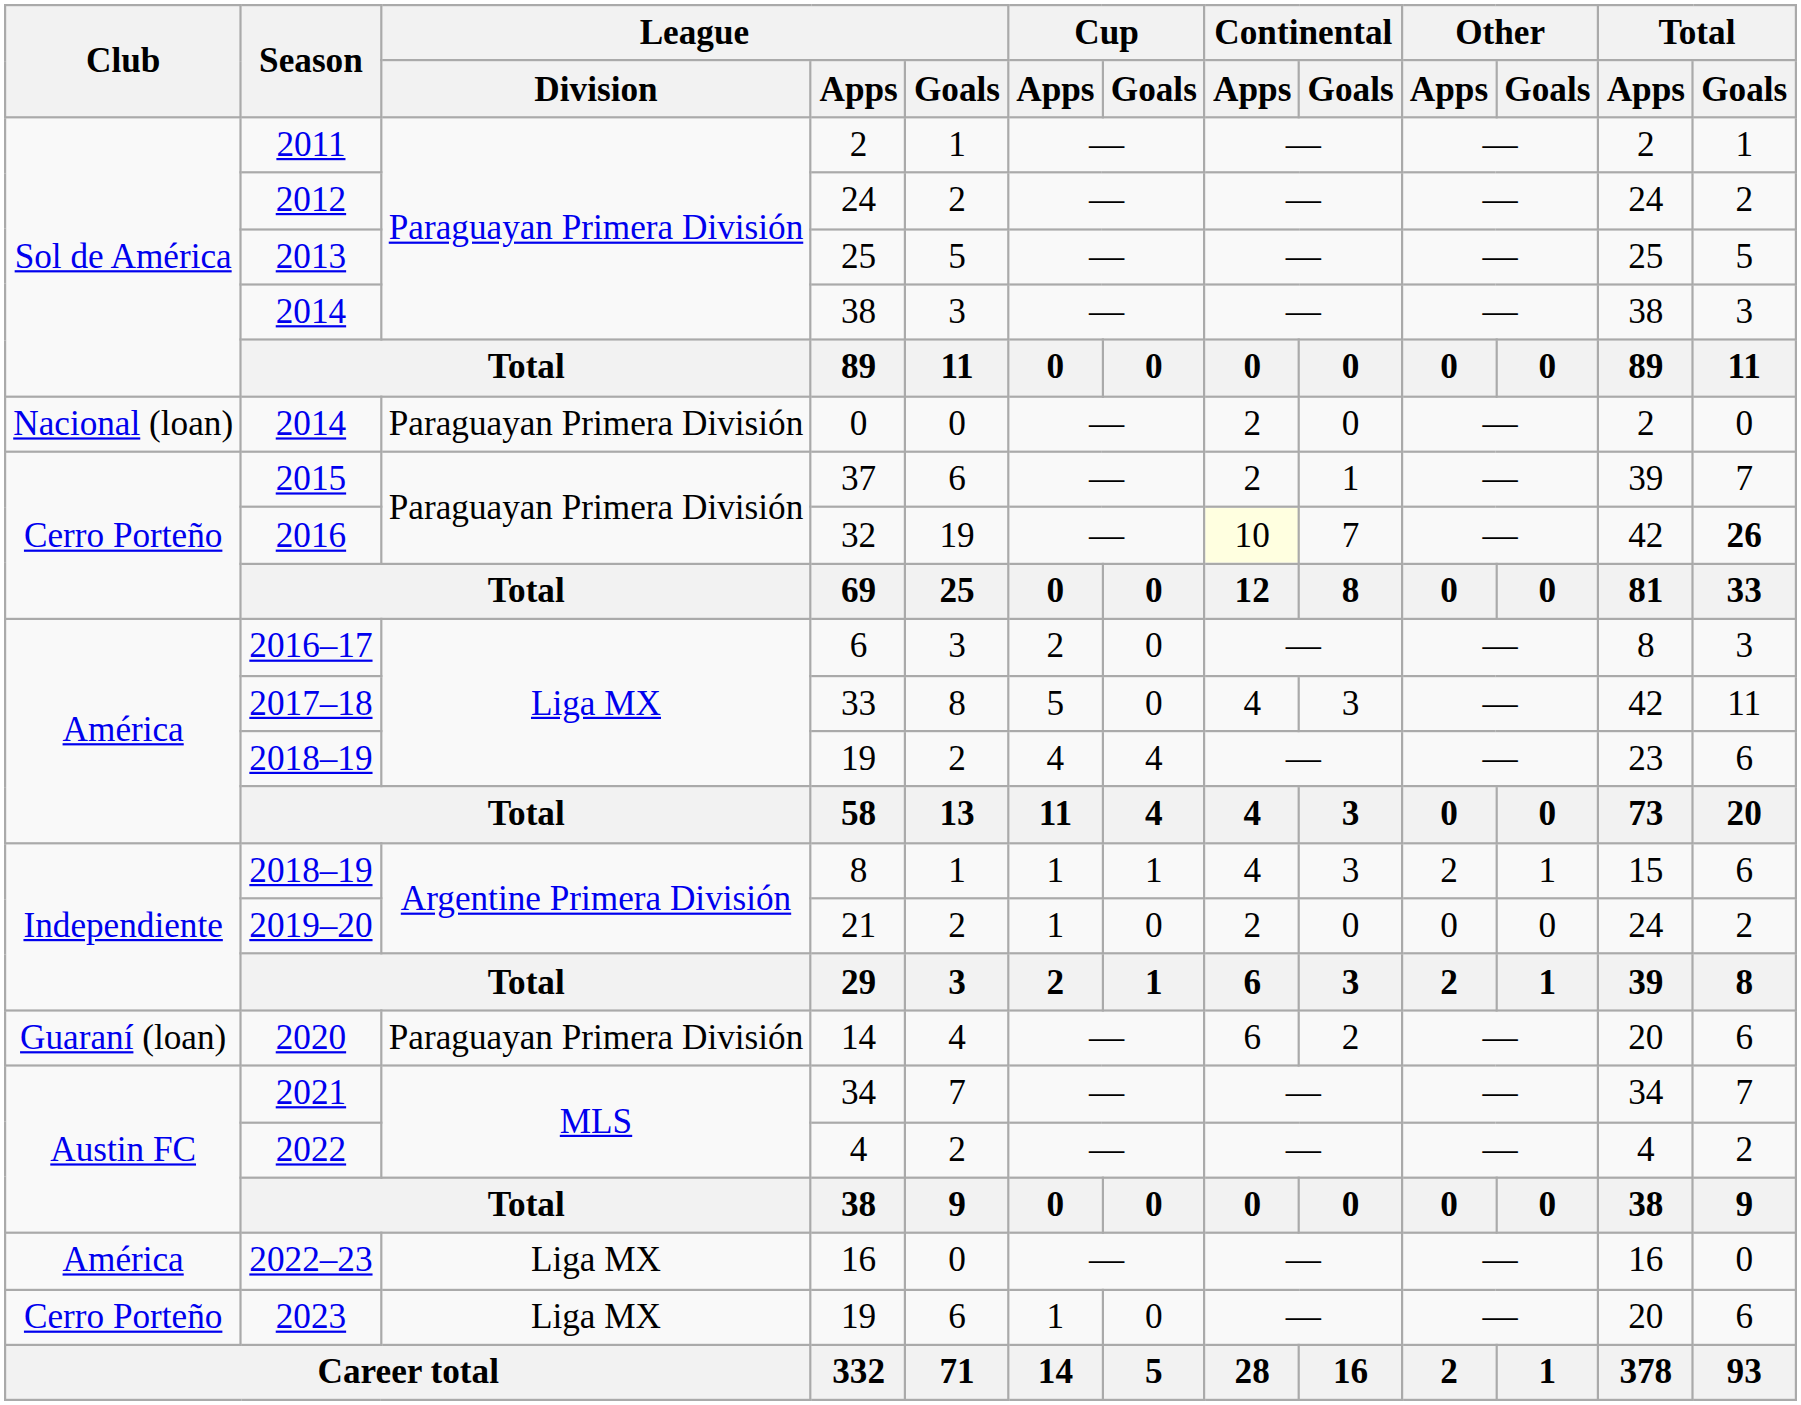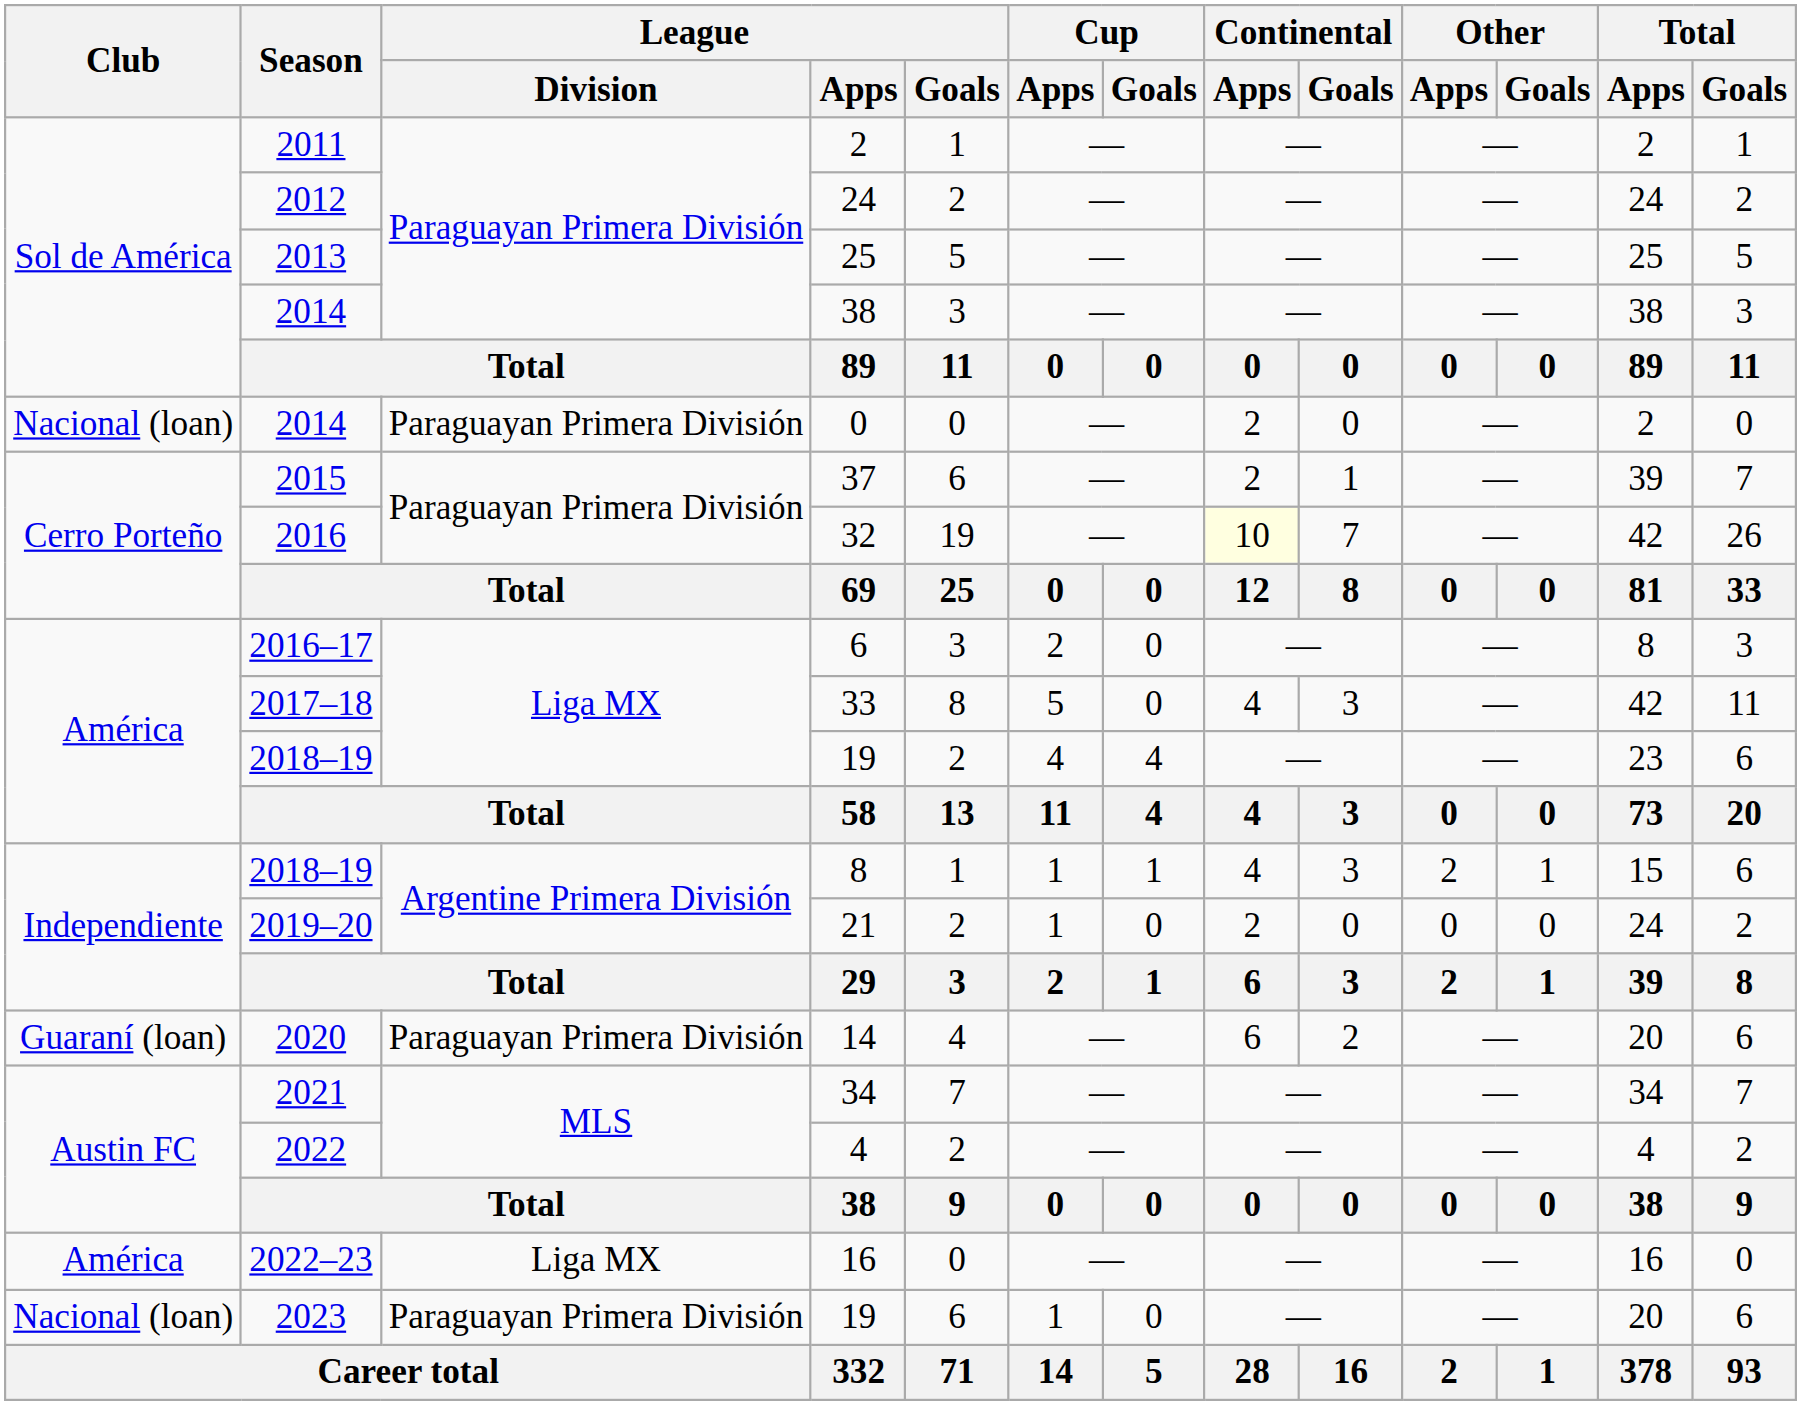(1744, 534) bold -> (1744, 534) normal
(123, 1316) Cerro Porteño -> (123, 1316) Nacional (loan)
(596, 1316) Liga MX -> (596, 1316) Paraguayan Primera División
